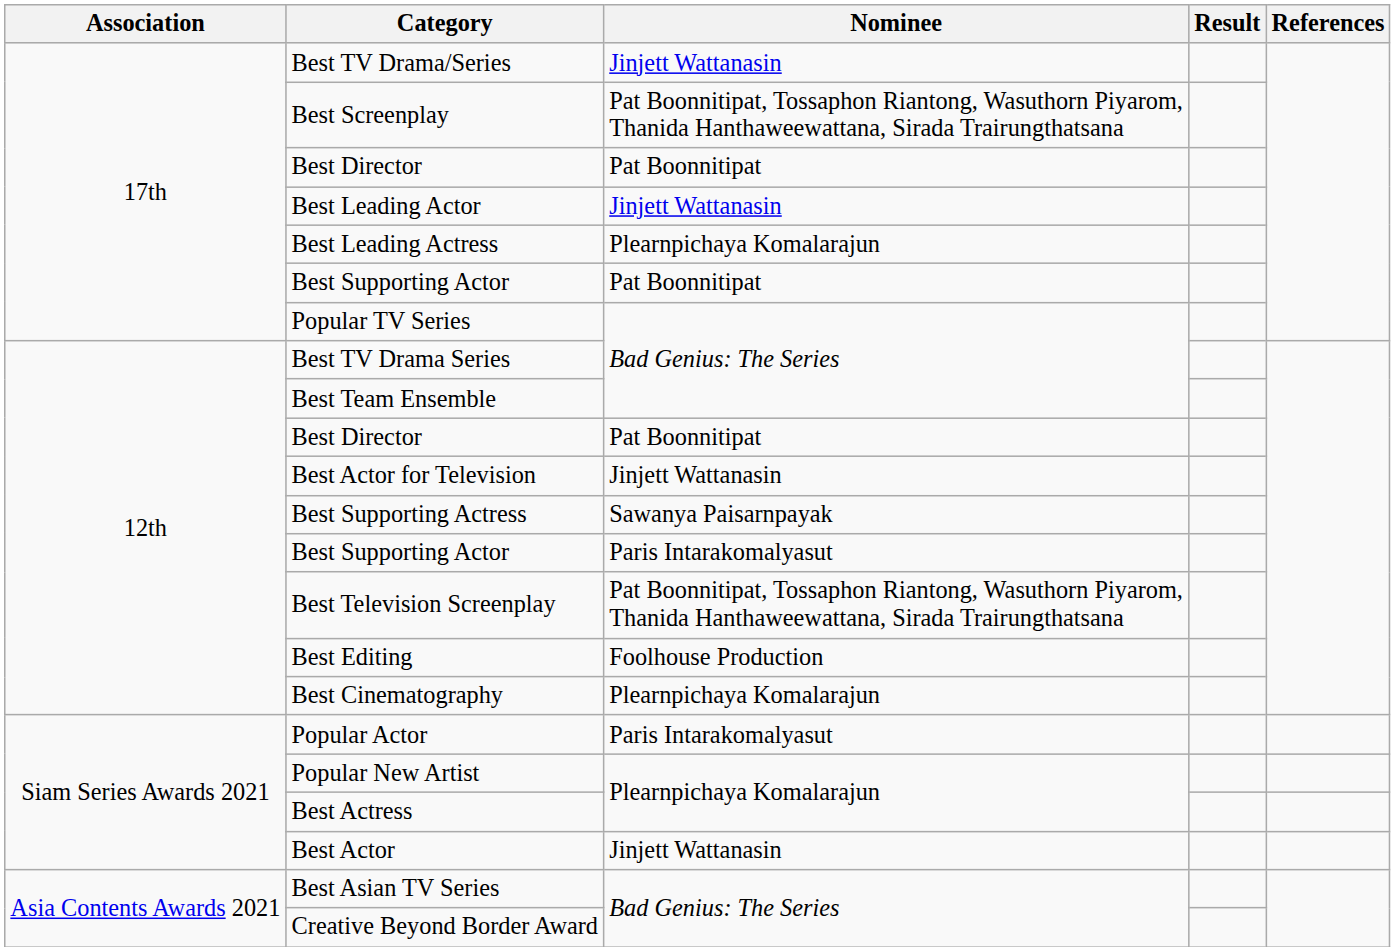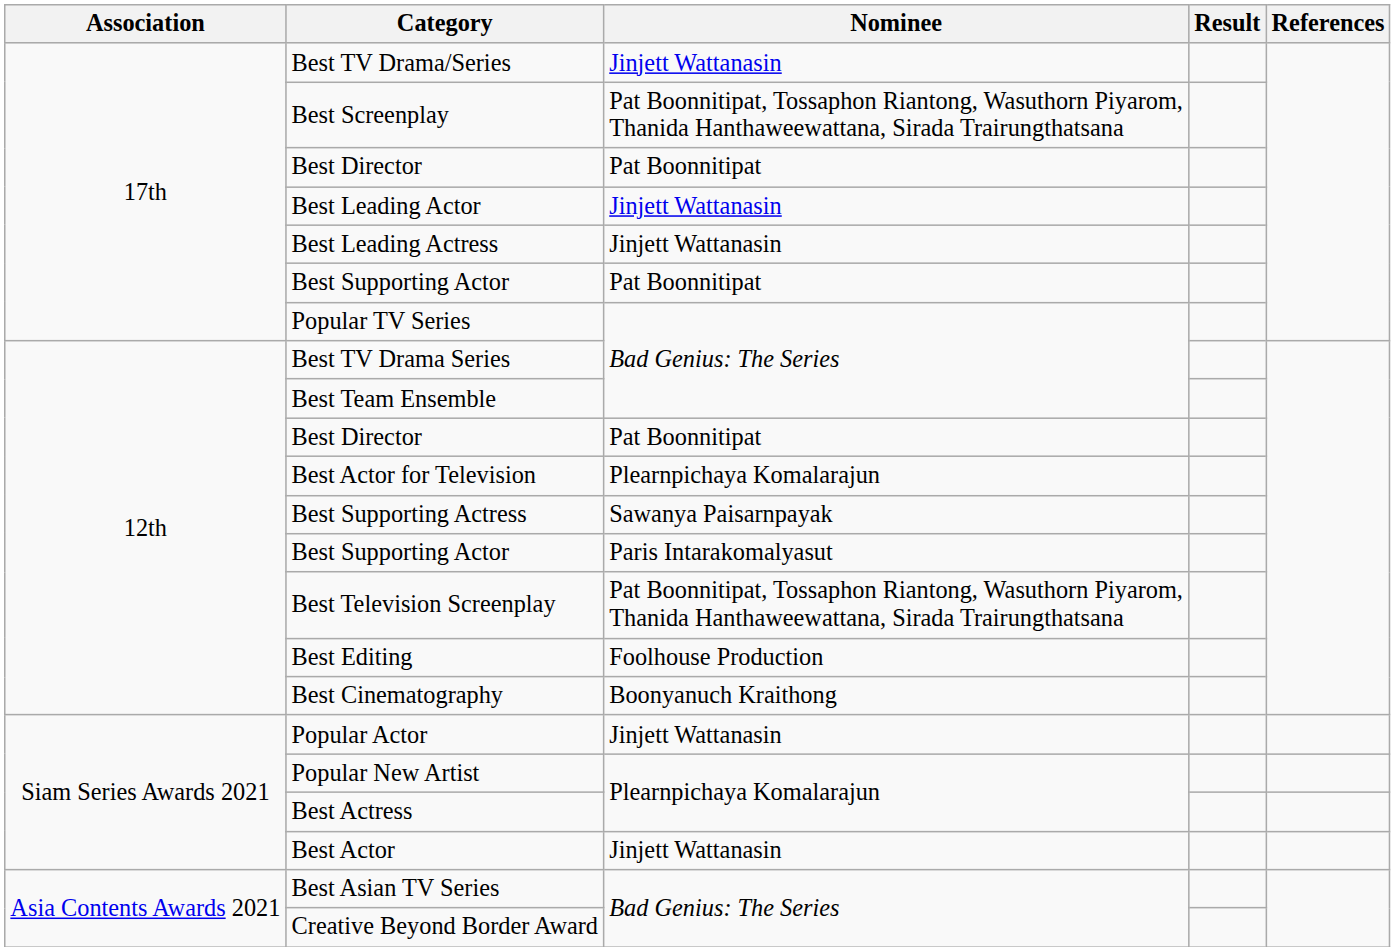(745, 243) Plearnpichaya Komalarajun -> (695, 243) Jinjett Wattanasin
(695, 475) Jinjett Wattanasin -> (745, 475) Plearnpichaya Komalarajun
(745, 695) Plearnpichaya Komalarajun -> (723, 695) Boonyanuch Kraithong
(721, 734) Paris Intarakomalyasut -> (695, 734) Jinjett Wattanasin
